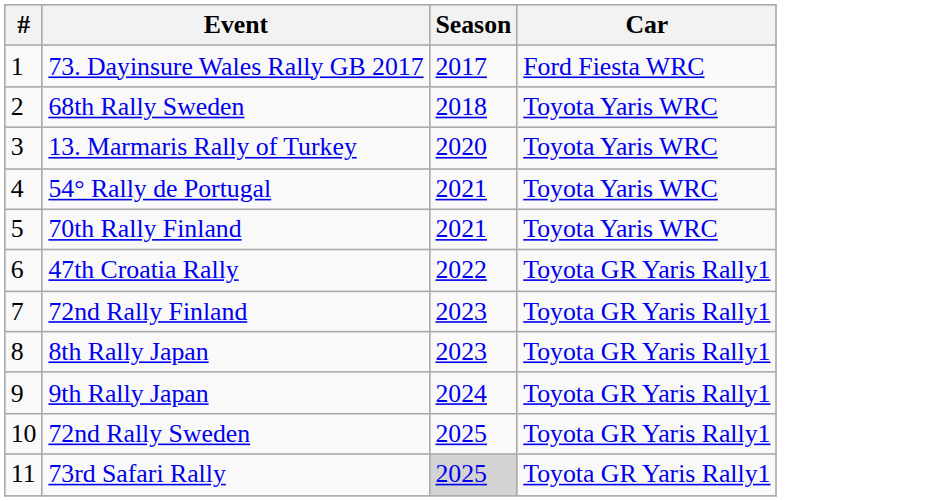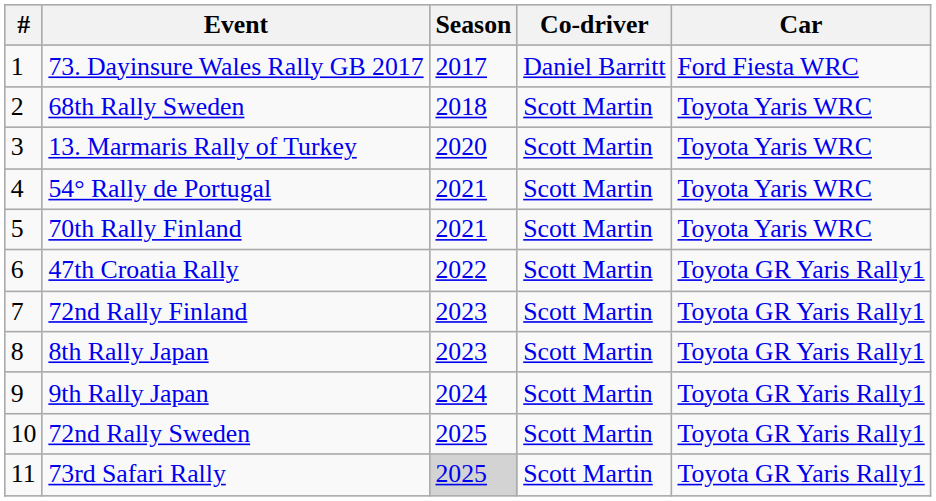+ column: (594, 24)
